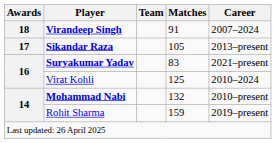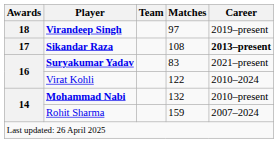(174, 29) 91 -> (174, 29) 97
(235, 29) 2007–2024 -> (240, 29) 2019–present
(176, 46) 105 -> (176, 46) 108
(240, 46) normal -> (241, 46) bold
(176, 79) 125 -> (176, 79) 122
(240, 113) 2019–present -> (235, 113) 2007–2024
